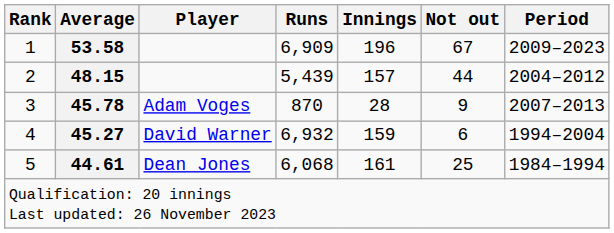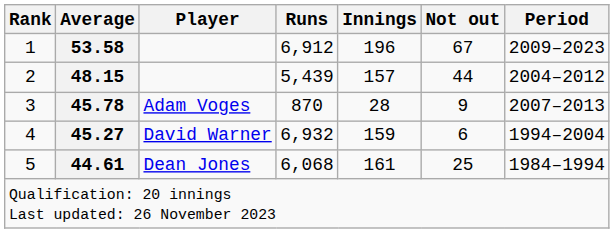(307, 48) 6,909 -> (307, 48) 6,912
